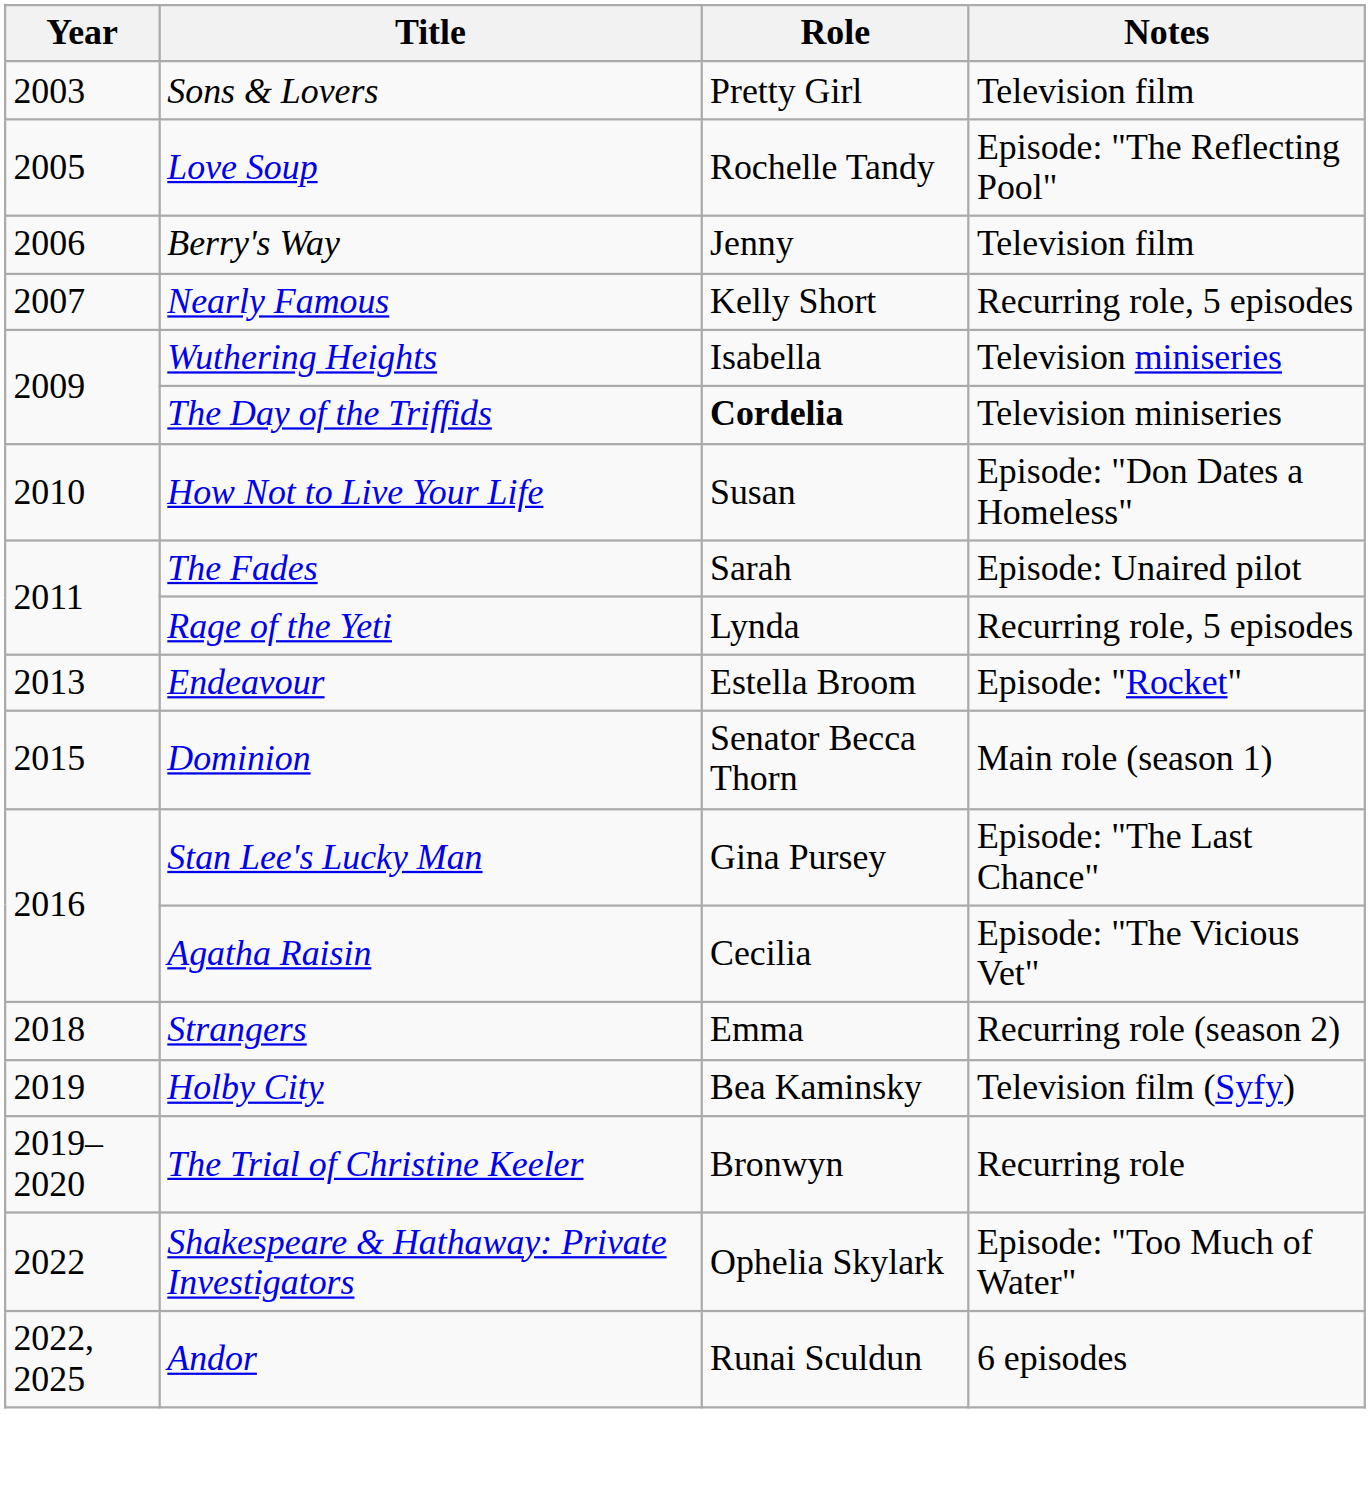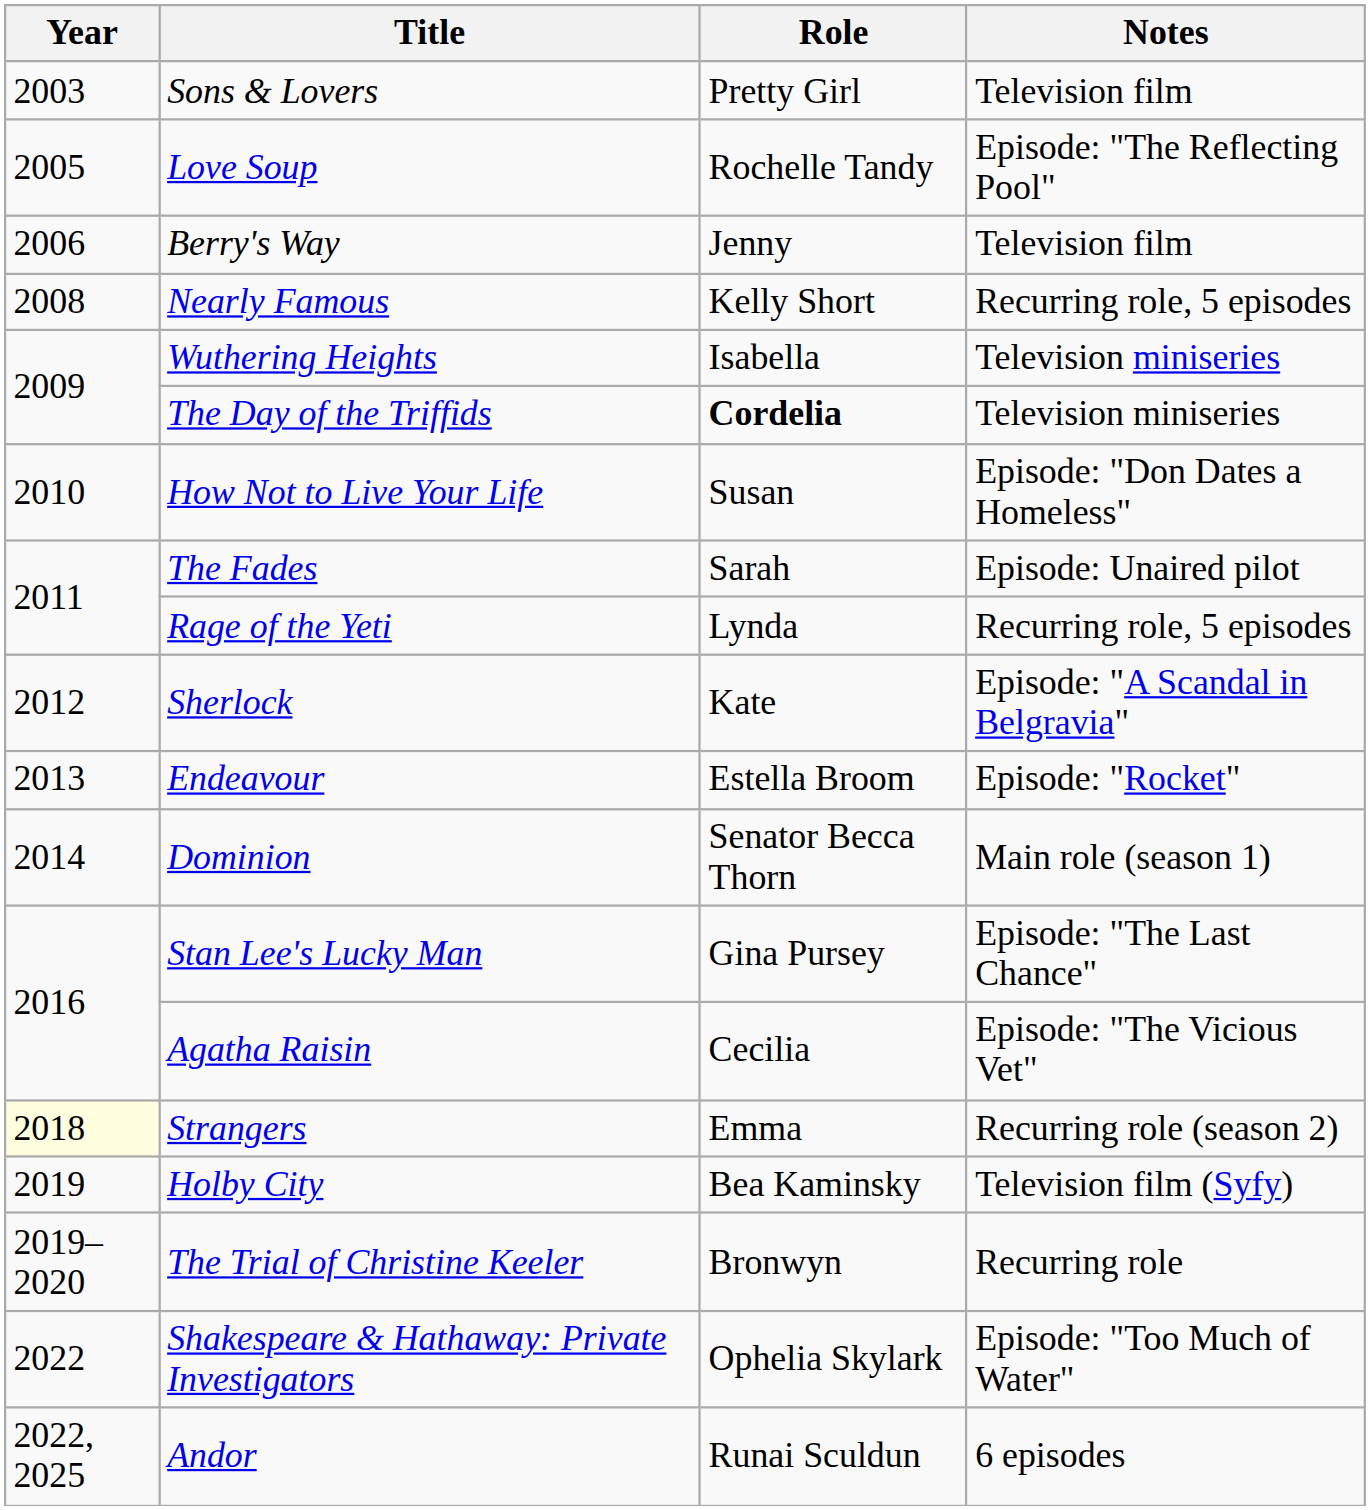(49, 300) 2007 -> (49, 300) 2008
+ row: (230, 702)
(49, 758) 2015 -> (49, 856) 2014
(49, 1030) no background -> (49, 1127) lightyellow background
